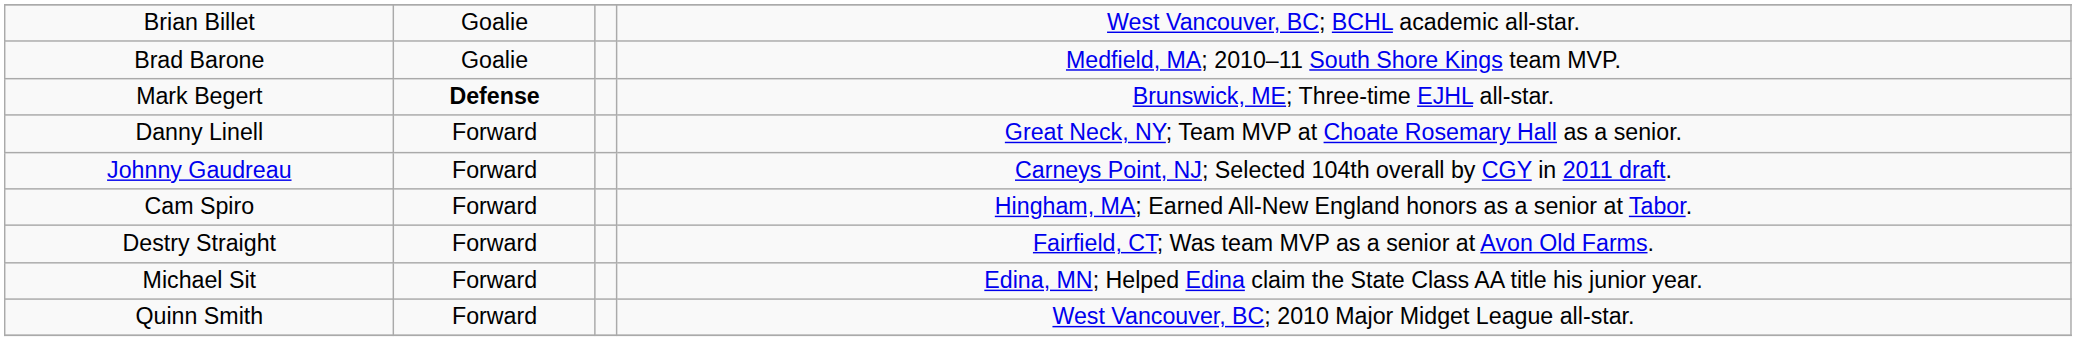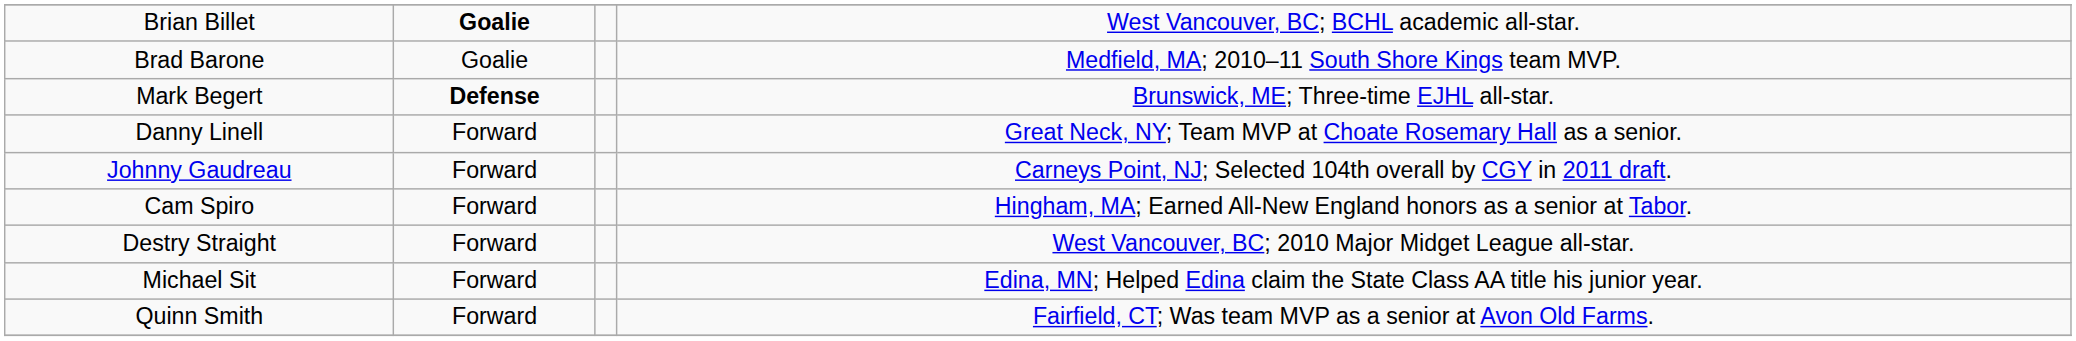(495, 22) normal -> (495, 22) bold
(1343, 243) Fairfield, CT; Was team MVP as a senior at Avon Old Farms. -> (1343, 243) West Vancouver, BC; 2010 Major Midget League all-star.
(1343, 317) West Vancouver, BC; 2010 Major Midget League all-star. -> (1343, 317) Fairfield, CT; Was team MVP as a senior at Avon Old Farms.
